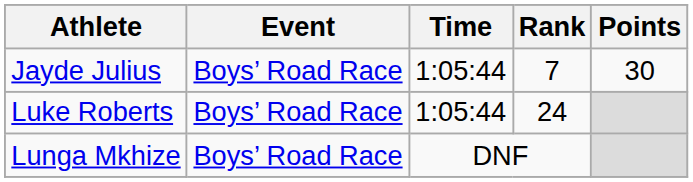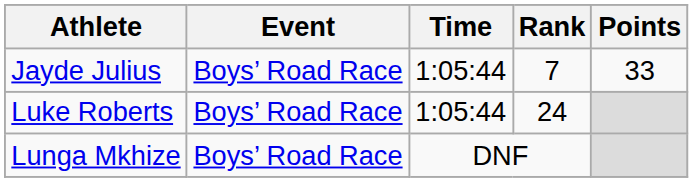(640, 70) 30 -> (640, 70) 33
